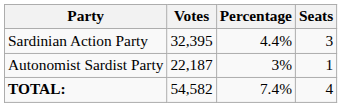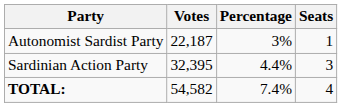rows swapped: (78, 41) <-> (86, 65)
